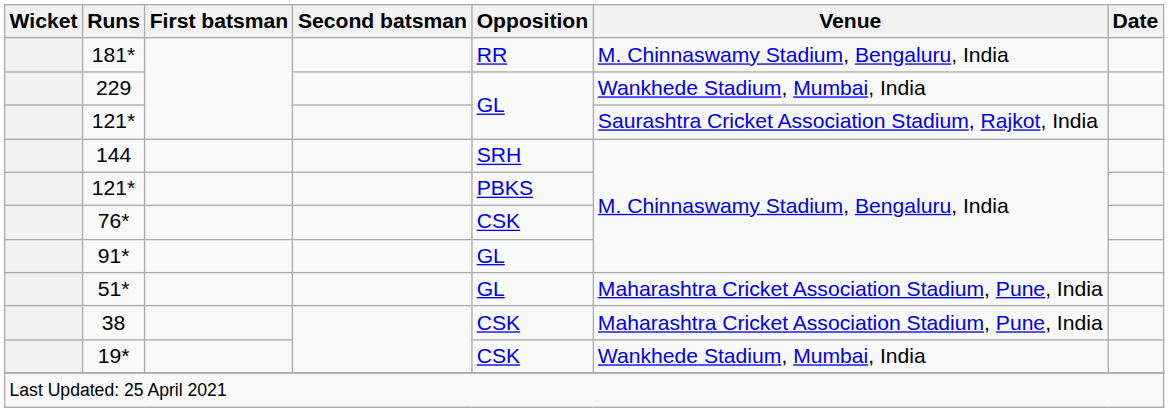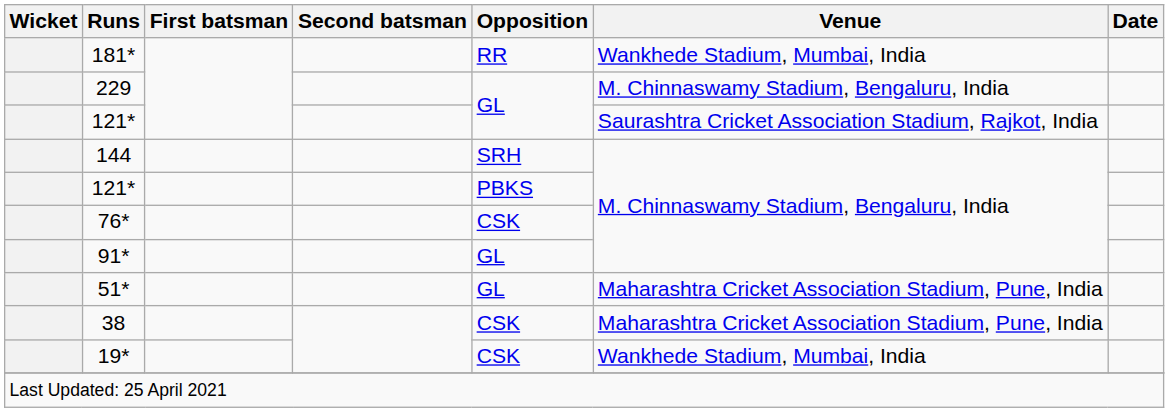(803, 54) M. Chinnaswamy Stadium, Bengaluru, India -> (762, 54) Wankhede Stadium, Mumbai, India
(762, 88) Wankhede Stadium, Mumbai, India -> (803, 88) M. Chinnaswamy Stadium, Bengaluru, India
